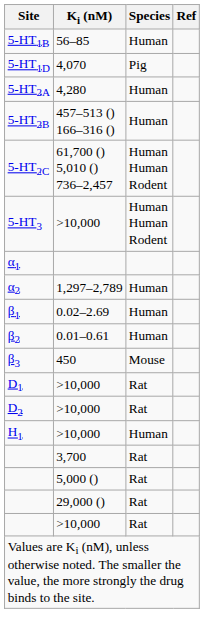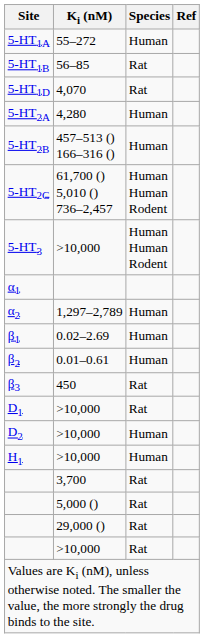+ row: (29, 41)
(148, 40) Human -> (138, 65) Rat
(138, 65) Pig -> (138, 89) Rat
(147, 360) Mouse -> (138, 384) Rat
(138, 408) Rat -> (148, 432) Human
